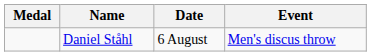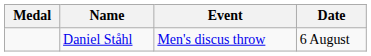columns swapped: (296, 16) <-> (189, 16)
